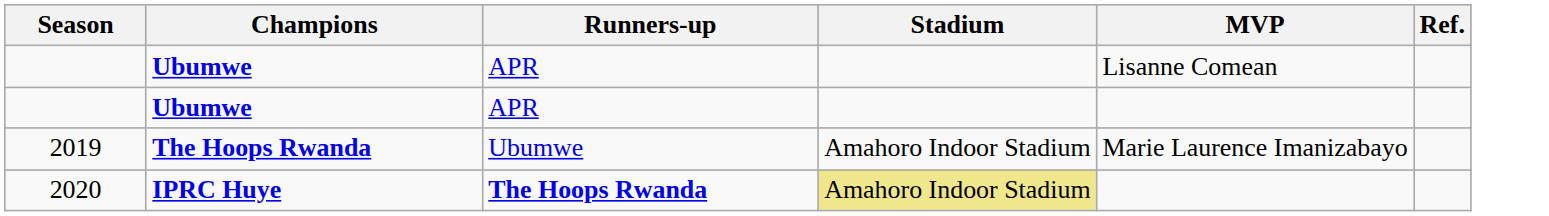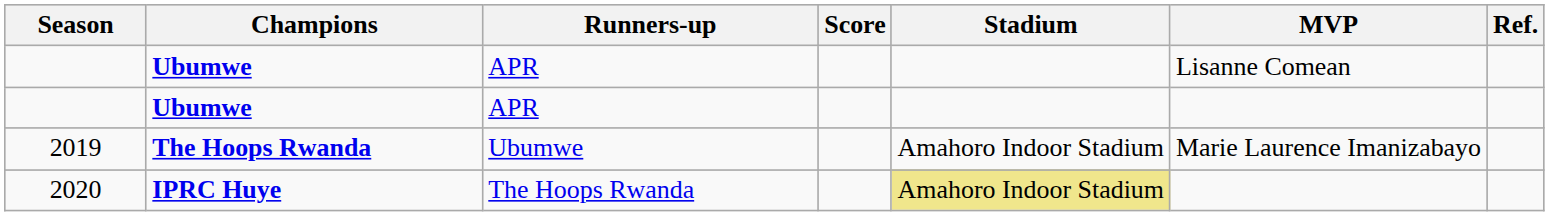+ column: (855, 25)
(598, 189) bold -> (591, 189) normal
